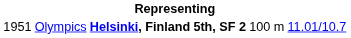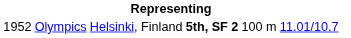(17, 26) 1951 -> (17, 26) 1952
(140, 26) bold -> (136, 26) normal
